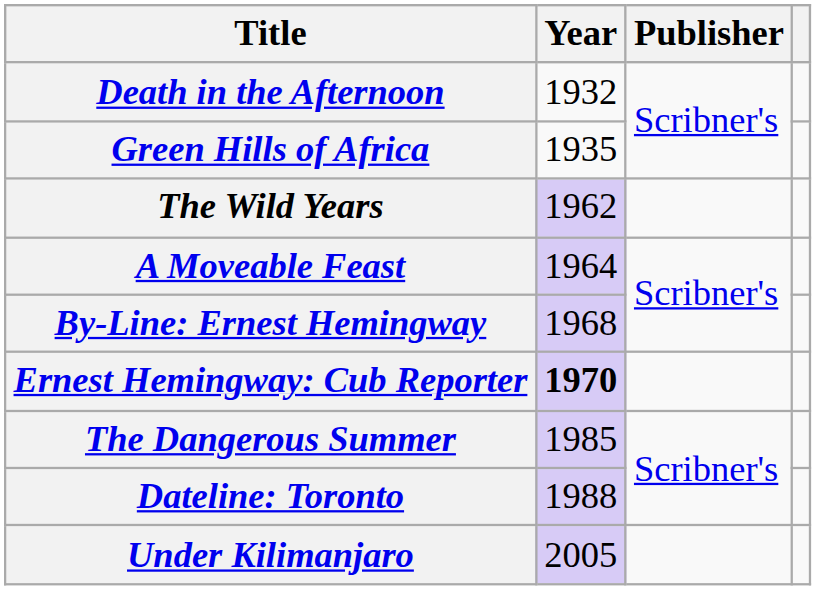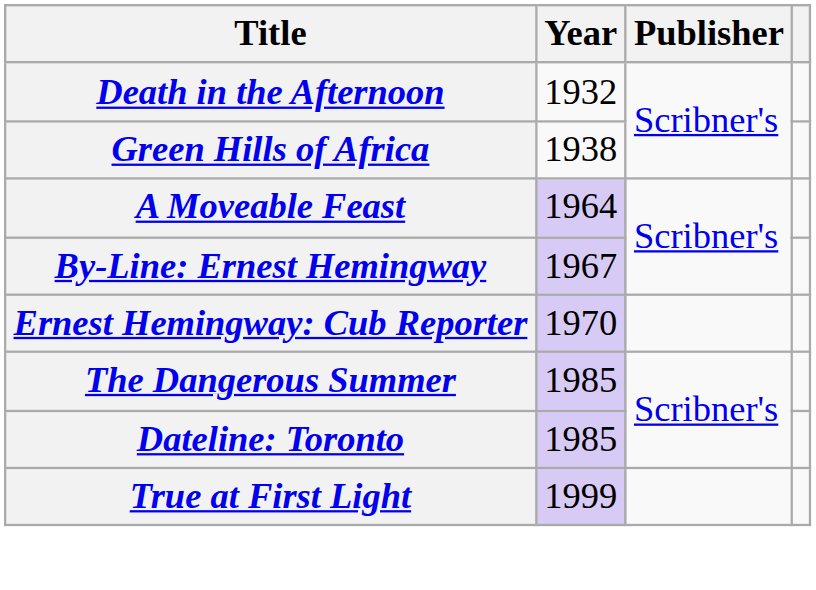(581, 149) 1935 -> (581, 149) 1938
- row: (270, 206)
(581, 322) 1968 -> (581, 264) 1967
(581, 380) bold -> (581, 322) normal
(581, 496) 1988 -> (581, 438) 1985
+ row: (270, 496)
- row: (270, 554)
